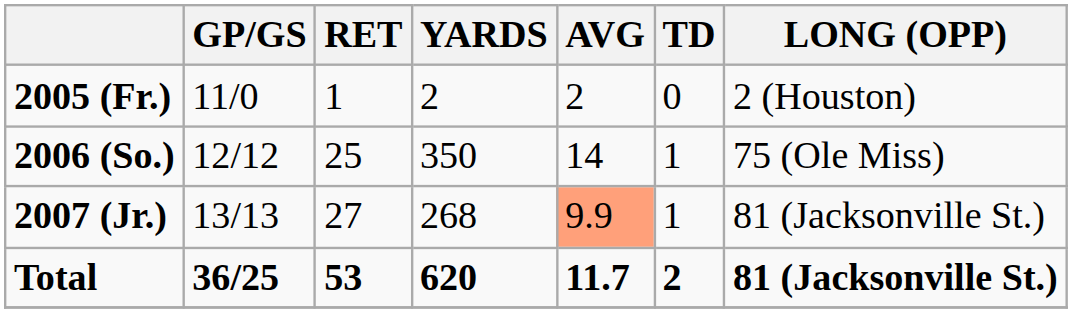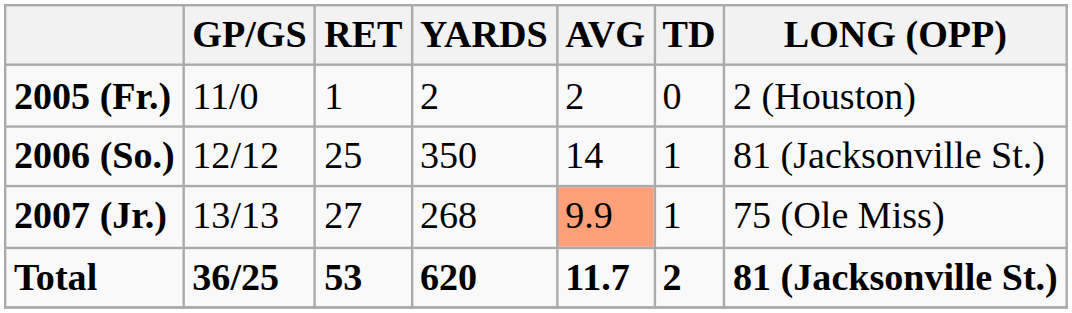(839, 155) 75 (Ole Miss) -> (889, 155) 81 (Jacksonville St.)
(889, 215) 81 (Jacksonville St.) -> (839, 215) 75 (Ole Miss)
